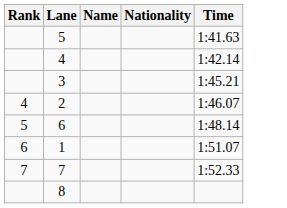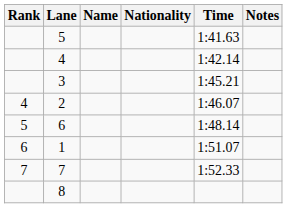+ column: (262, 15)
